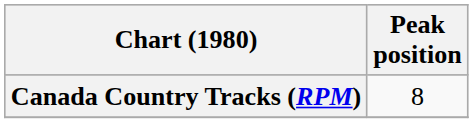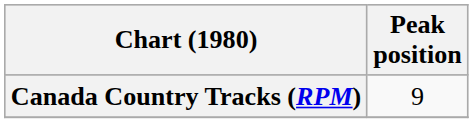(417, 95) 8 -> (417, 95) 9
